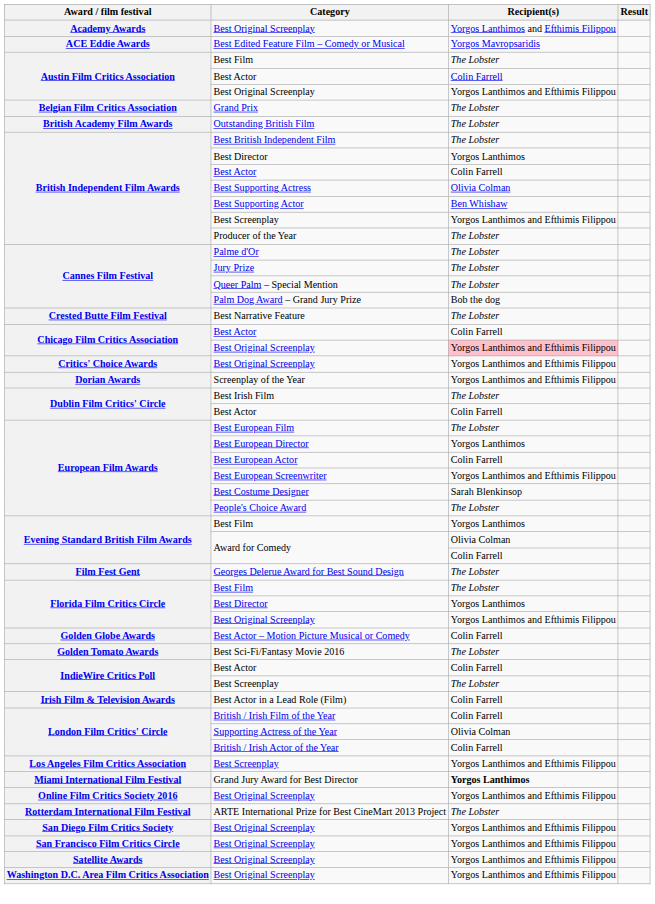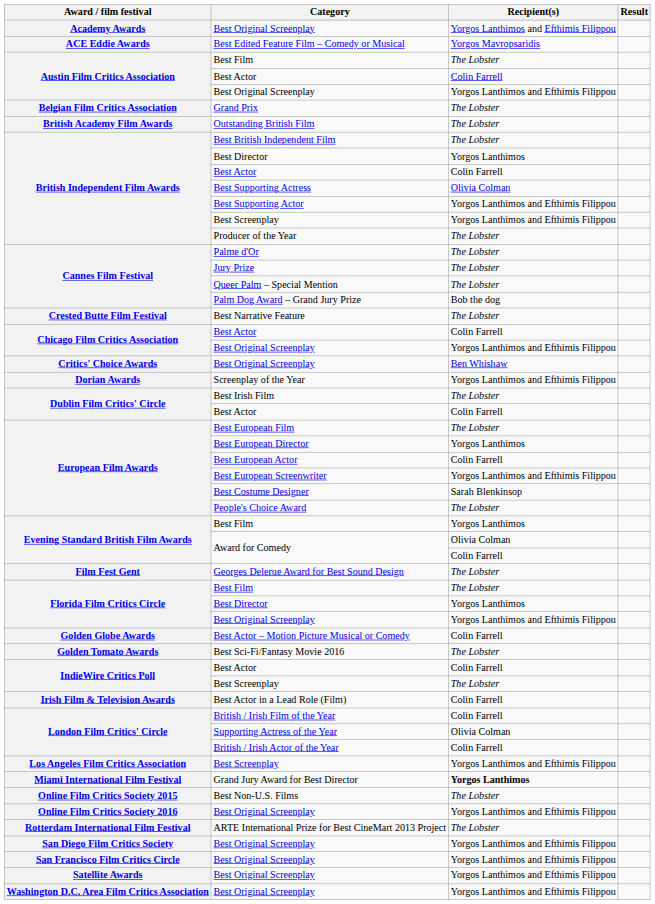(479, 204) Ben Whishaw -> (533, 204) Yorgos Lanthimos and Efthimis Filippou
(533, 348) pink background -> (533, 348) no background
(533, 364) Yorgos Lanthimos and Efthimis Filippou -> (479, 364) Ben Whishaw
+ row: (108, 795)
